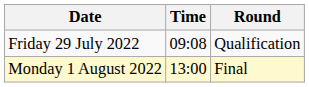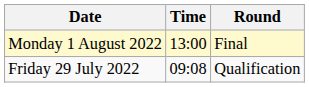rows swapped: (74, 43) <-> (85, 69)
